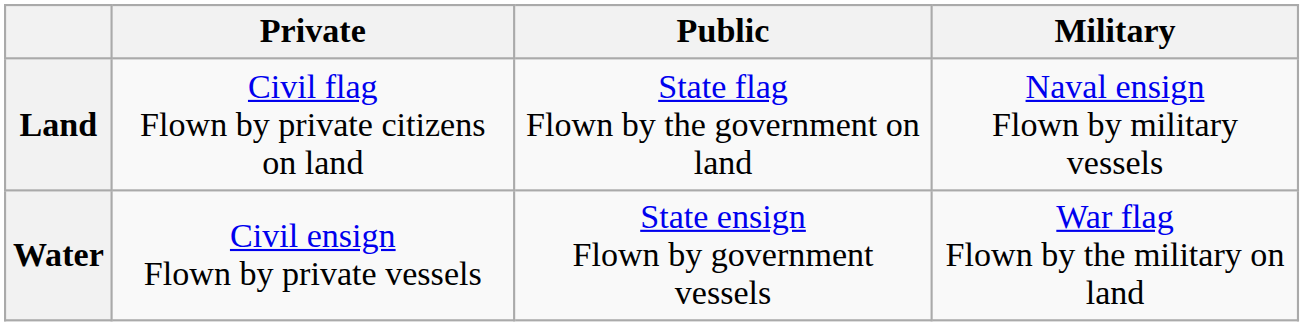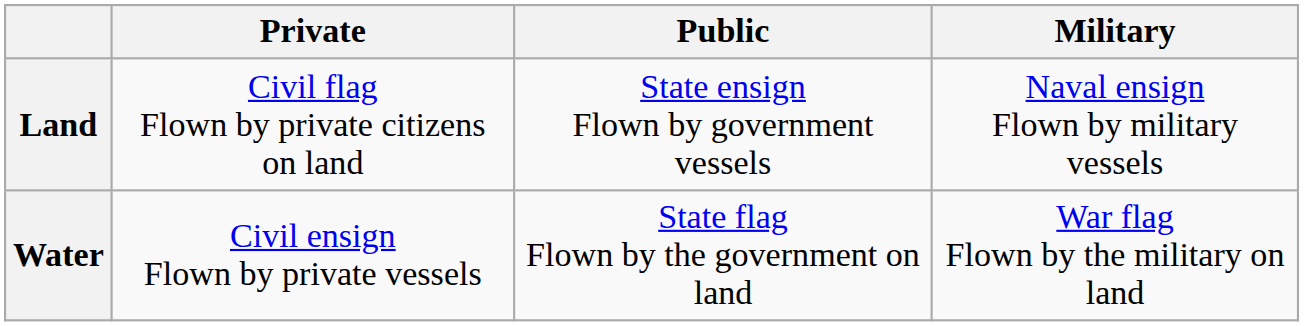(723, 123) State flag Flown by the government on land -> (723, 123) State ensign Flown by government vessels
(723, 254) State ensign Flown by government vessels -> (723, 254) State flag Flown by the government on land
